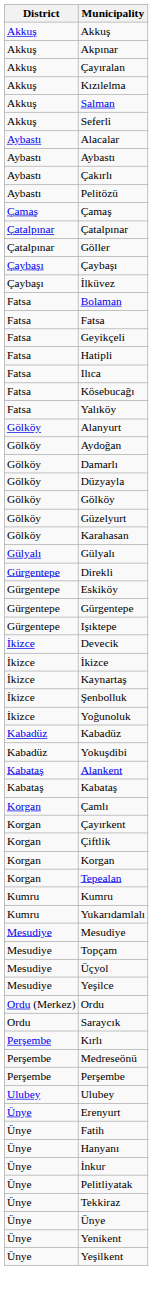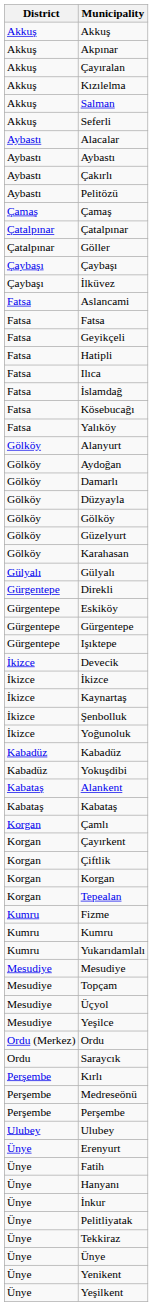+ row: (105, 301)
- row: (101, 301)
+ row: (101, 391)
+ row: (95, 914)
